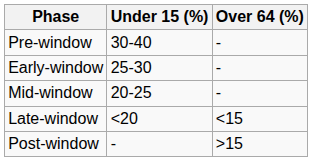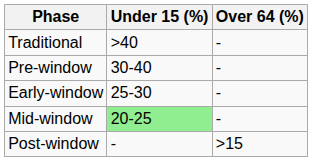+ row: (45, 42)
(131, 93) no background -> (131, 118) lightgreen background
- row: (53, 118)
